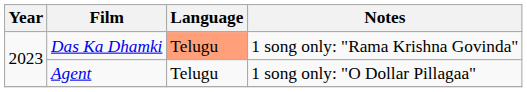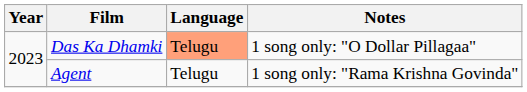(385, 45) 1 song only: "Rama Krishna Govinda" -> (364, 45) 1 song only: "O Dollar Pillagaa"
(364, 73) 1 song only: "O Dollar Pillagaa" -> (385, 73) 1 song only: "Rama Krishna Govinda"
